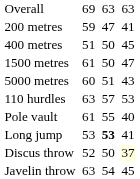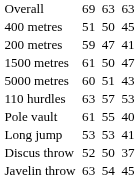rows swapped: (33, 26) <-> (33, 45)
(108, 135) bold -> (108, 135) normal
(128, 153) lightyellow background -> (128, 153) no background
